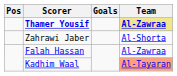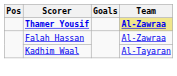- row: (57, 38)
(146, 64) lightsalmon background -> (146, 51) no background
